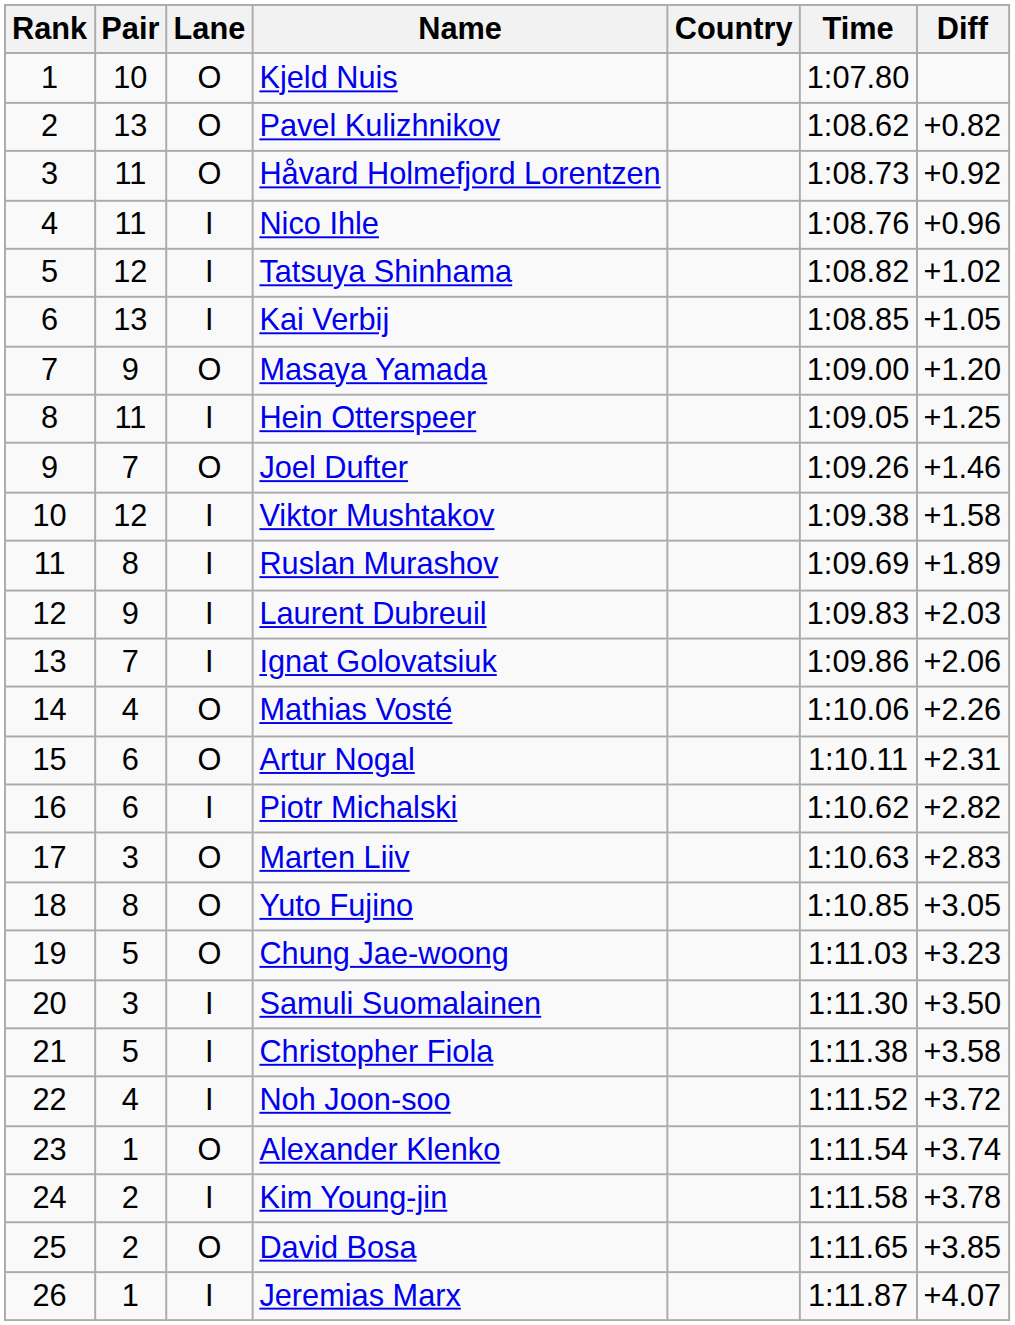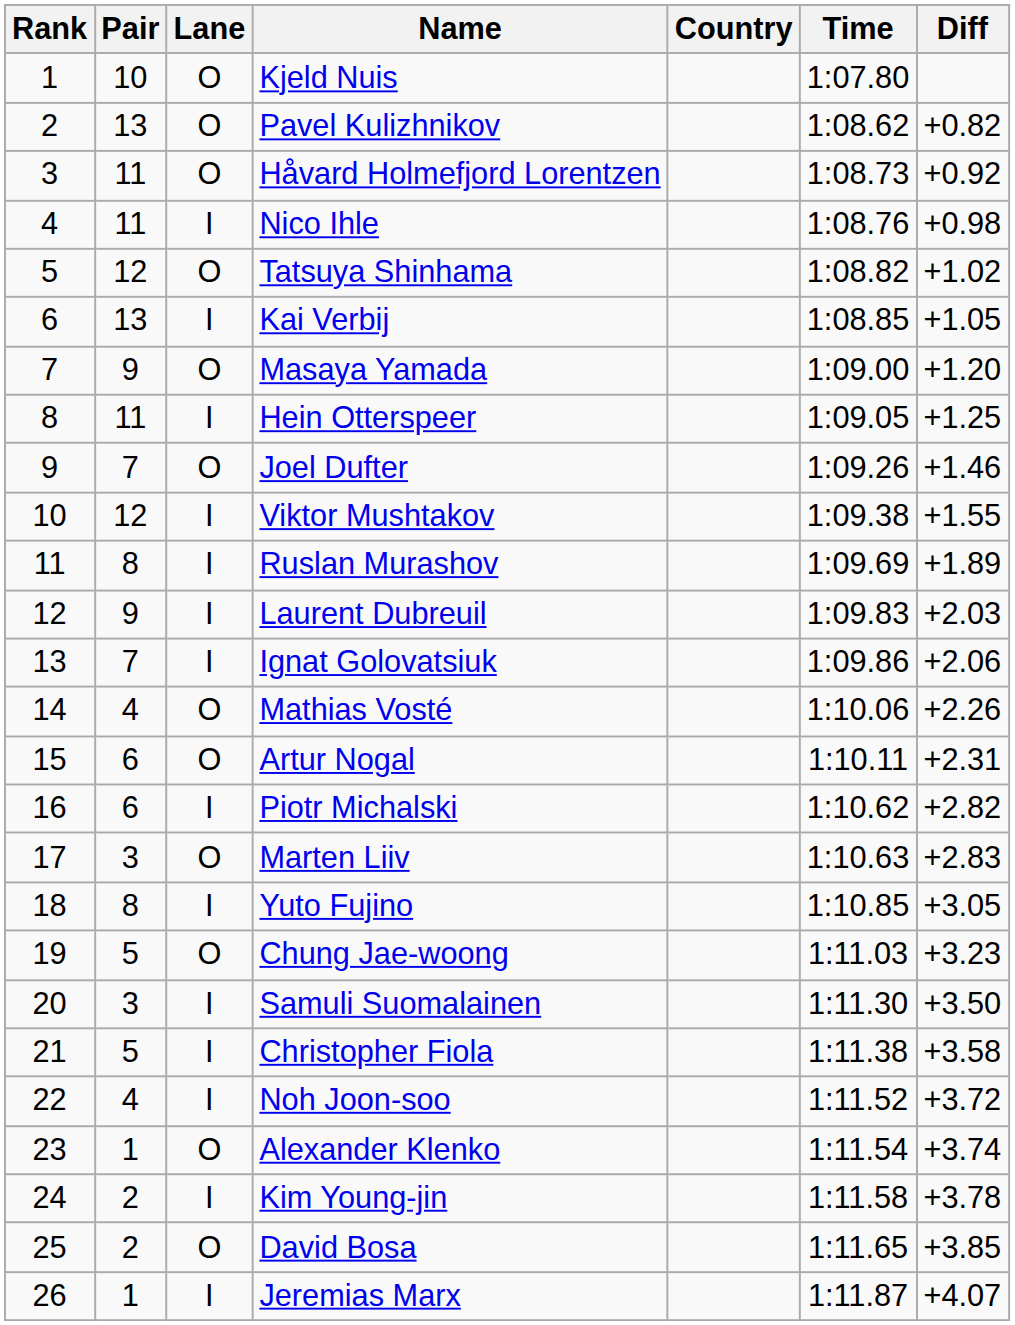(962, 223) +0.96 -> (962, 223) +0.98
(209, 272) I -> (209, 272) O
(962, 516) +1.58 -> (962, 516) +1.55
(209, 905) O -> (209, 905) I
